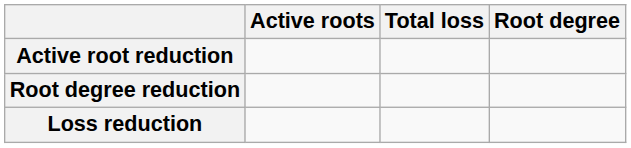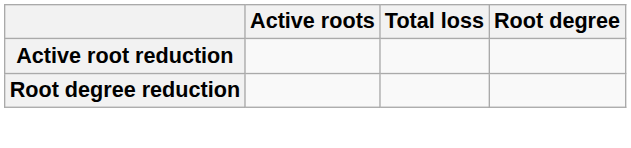- row: (125, 124)
